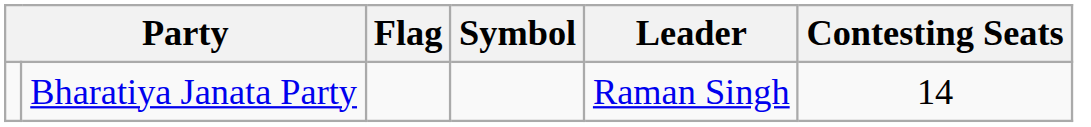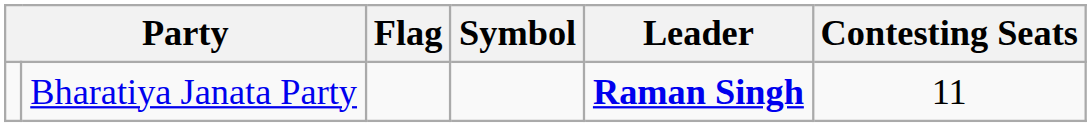(691, 90) normal -> (698, 90) bold
(935, 90) 14 -> (949, 90) 11
